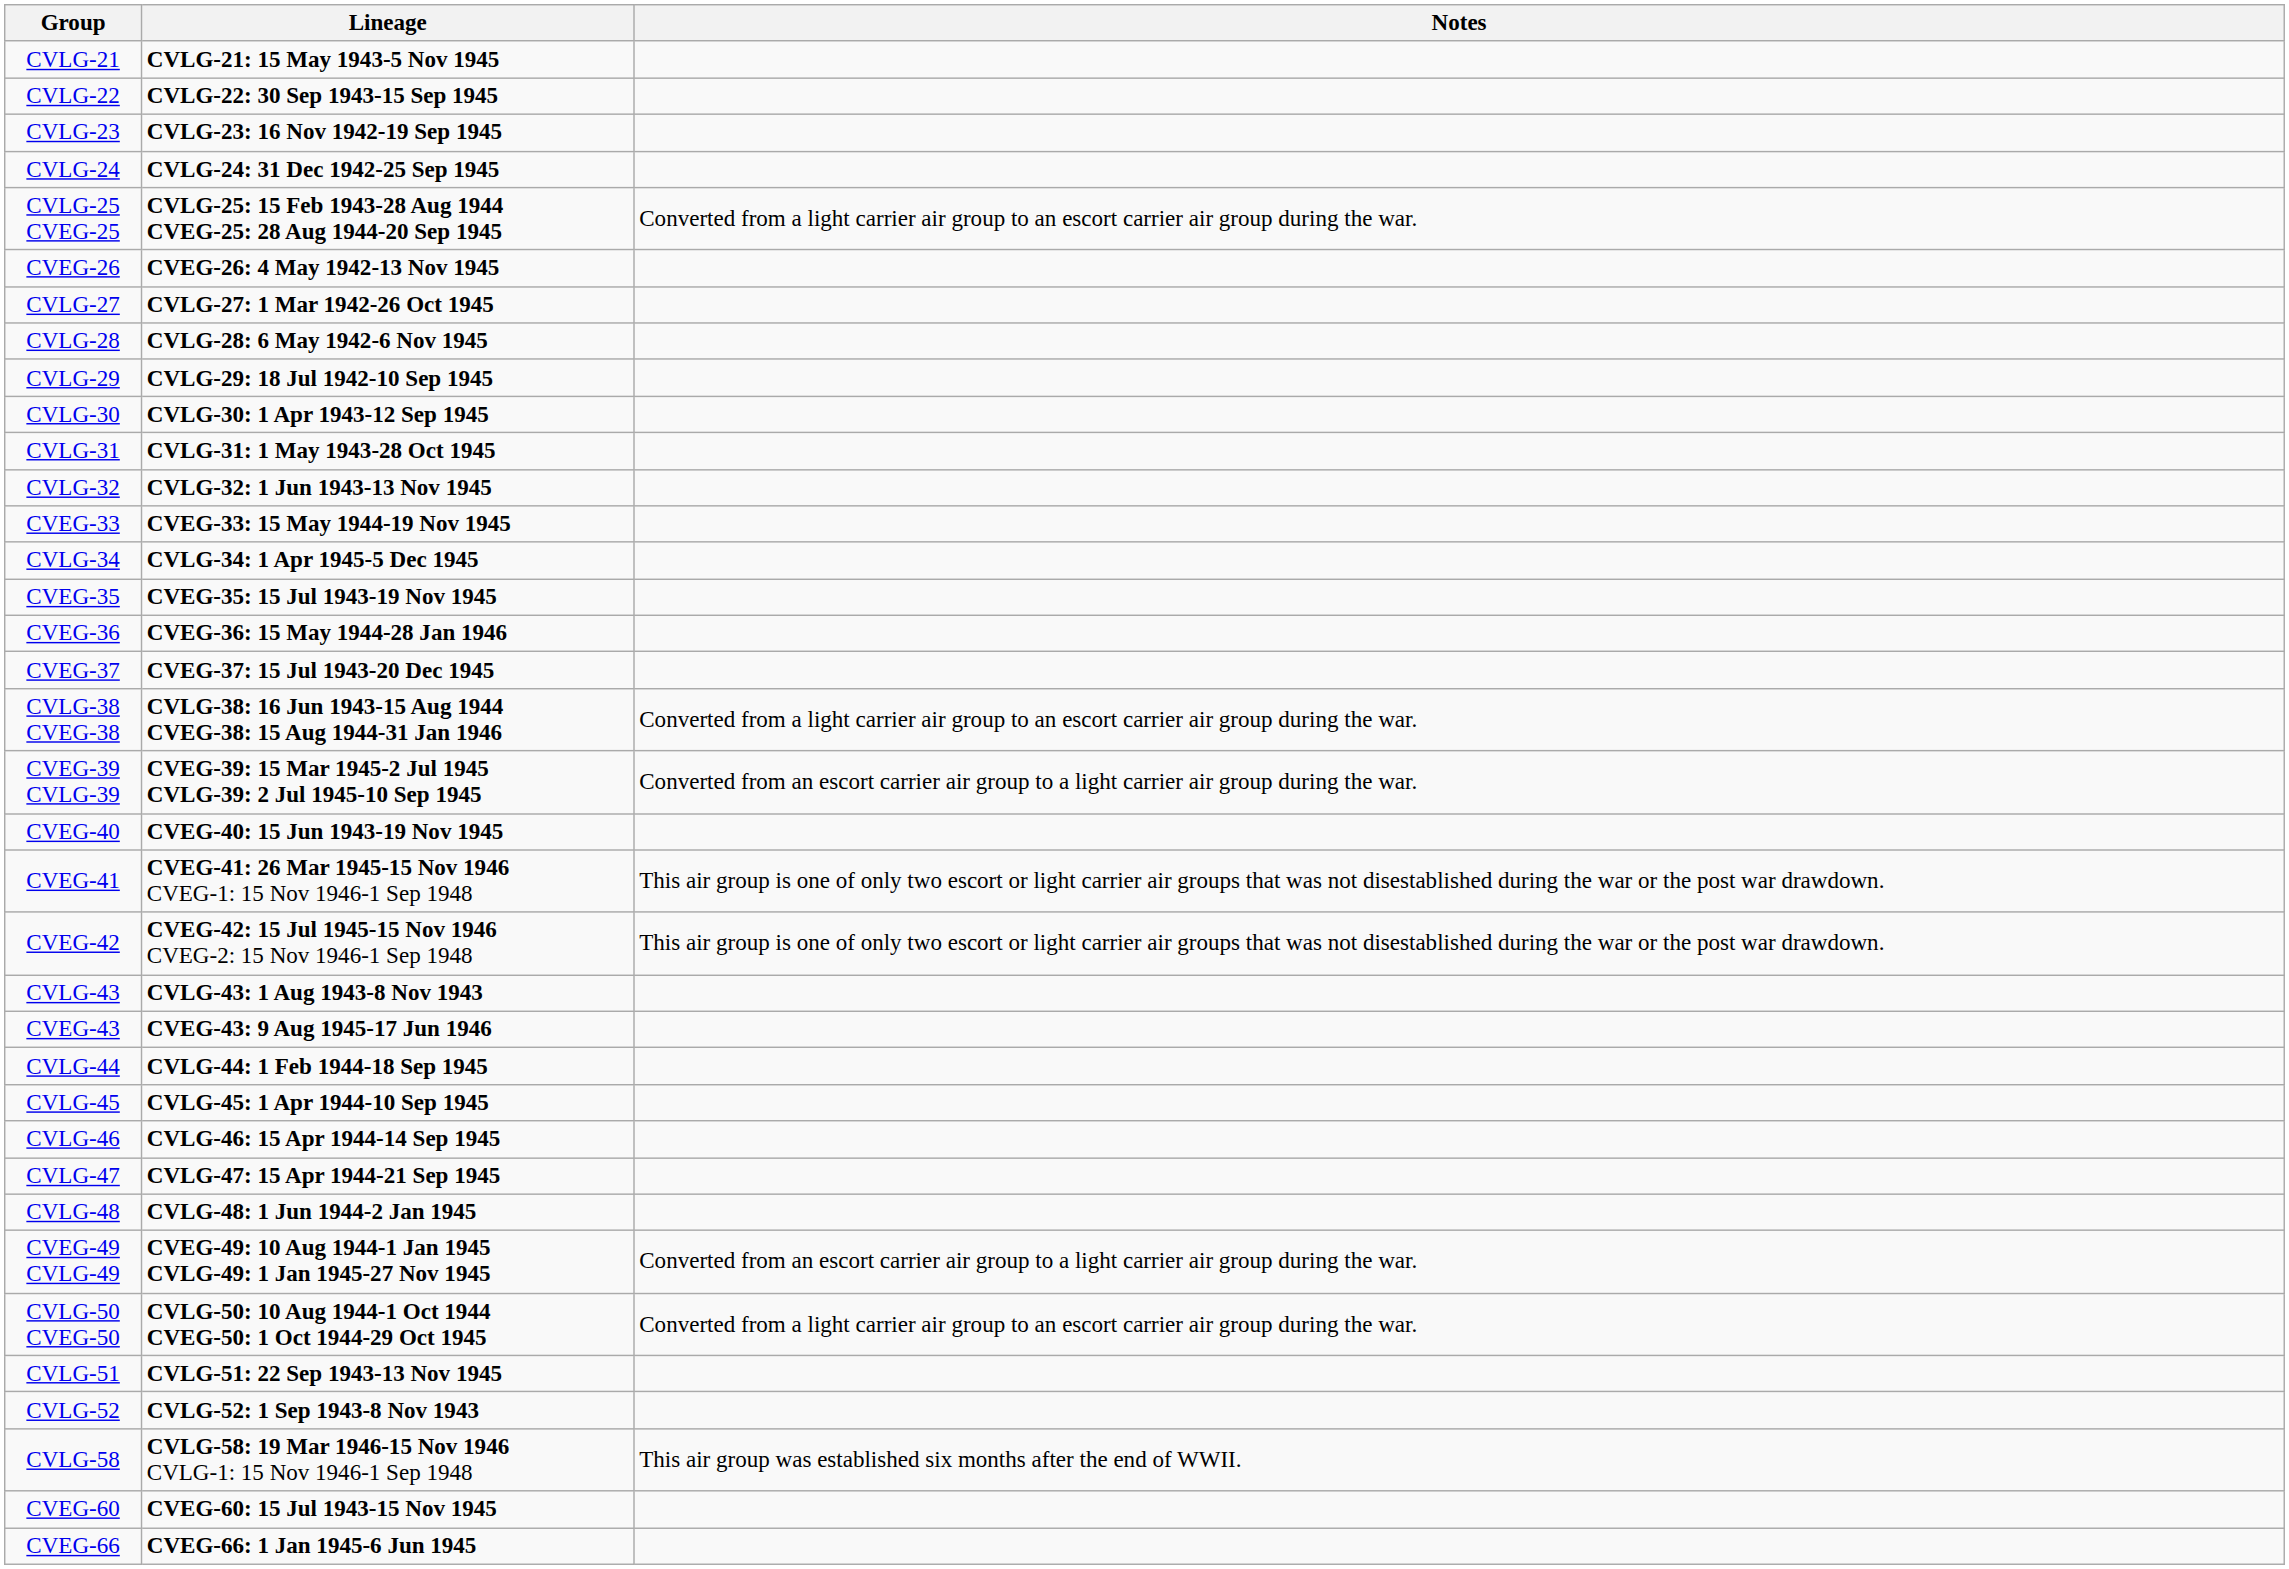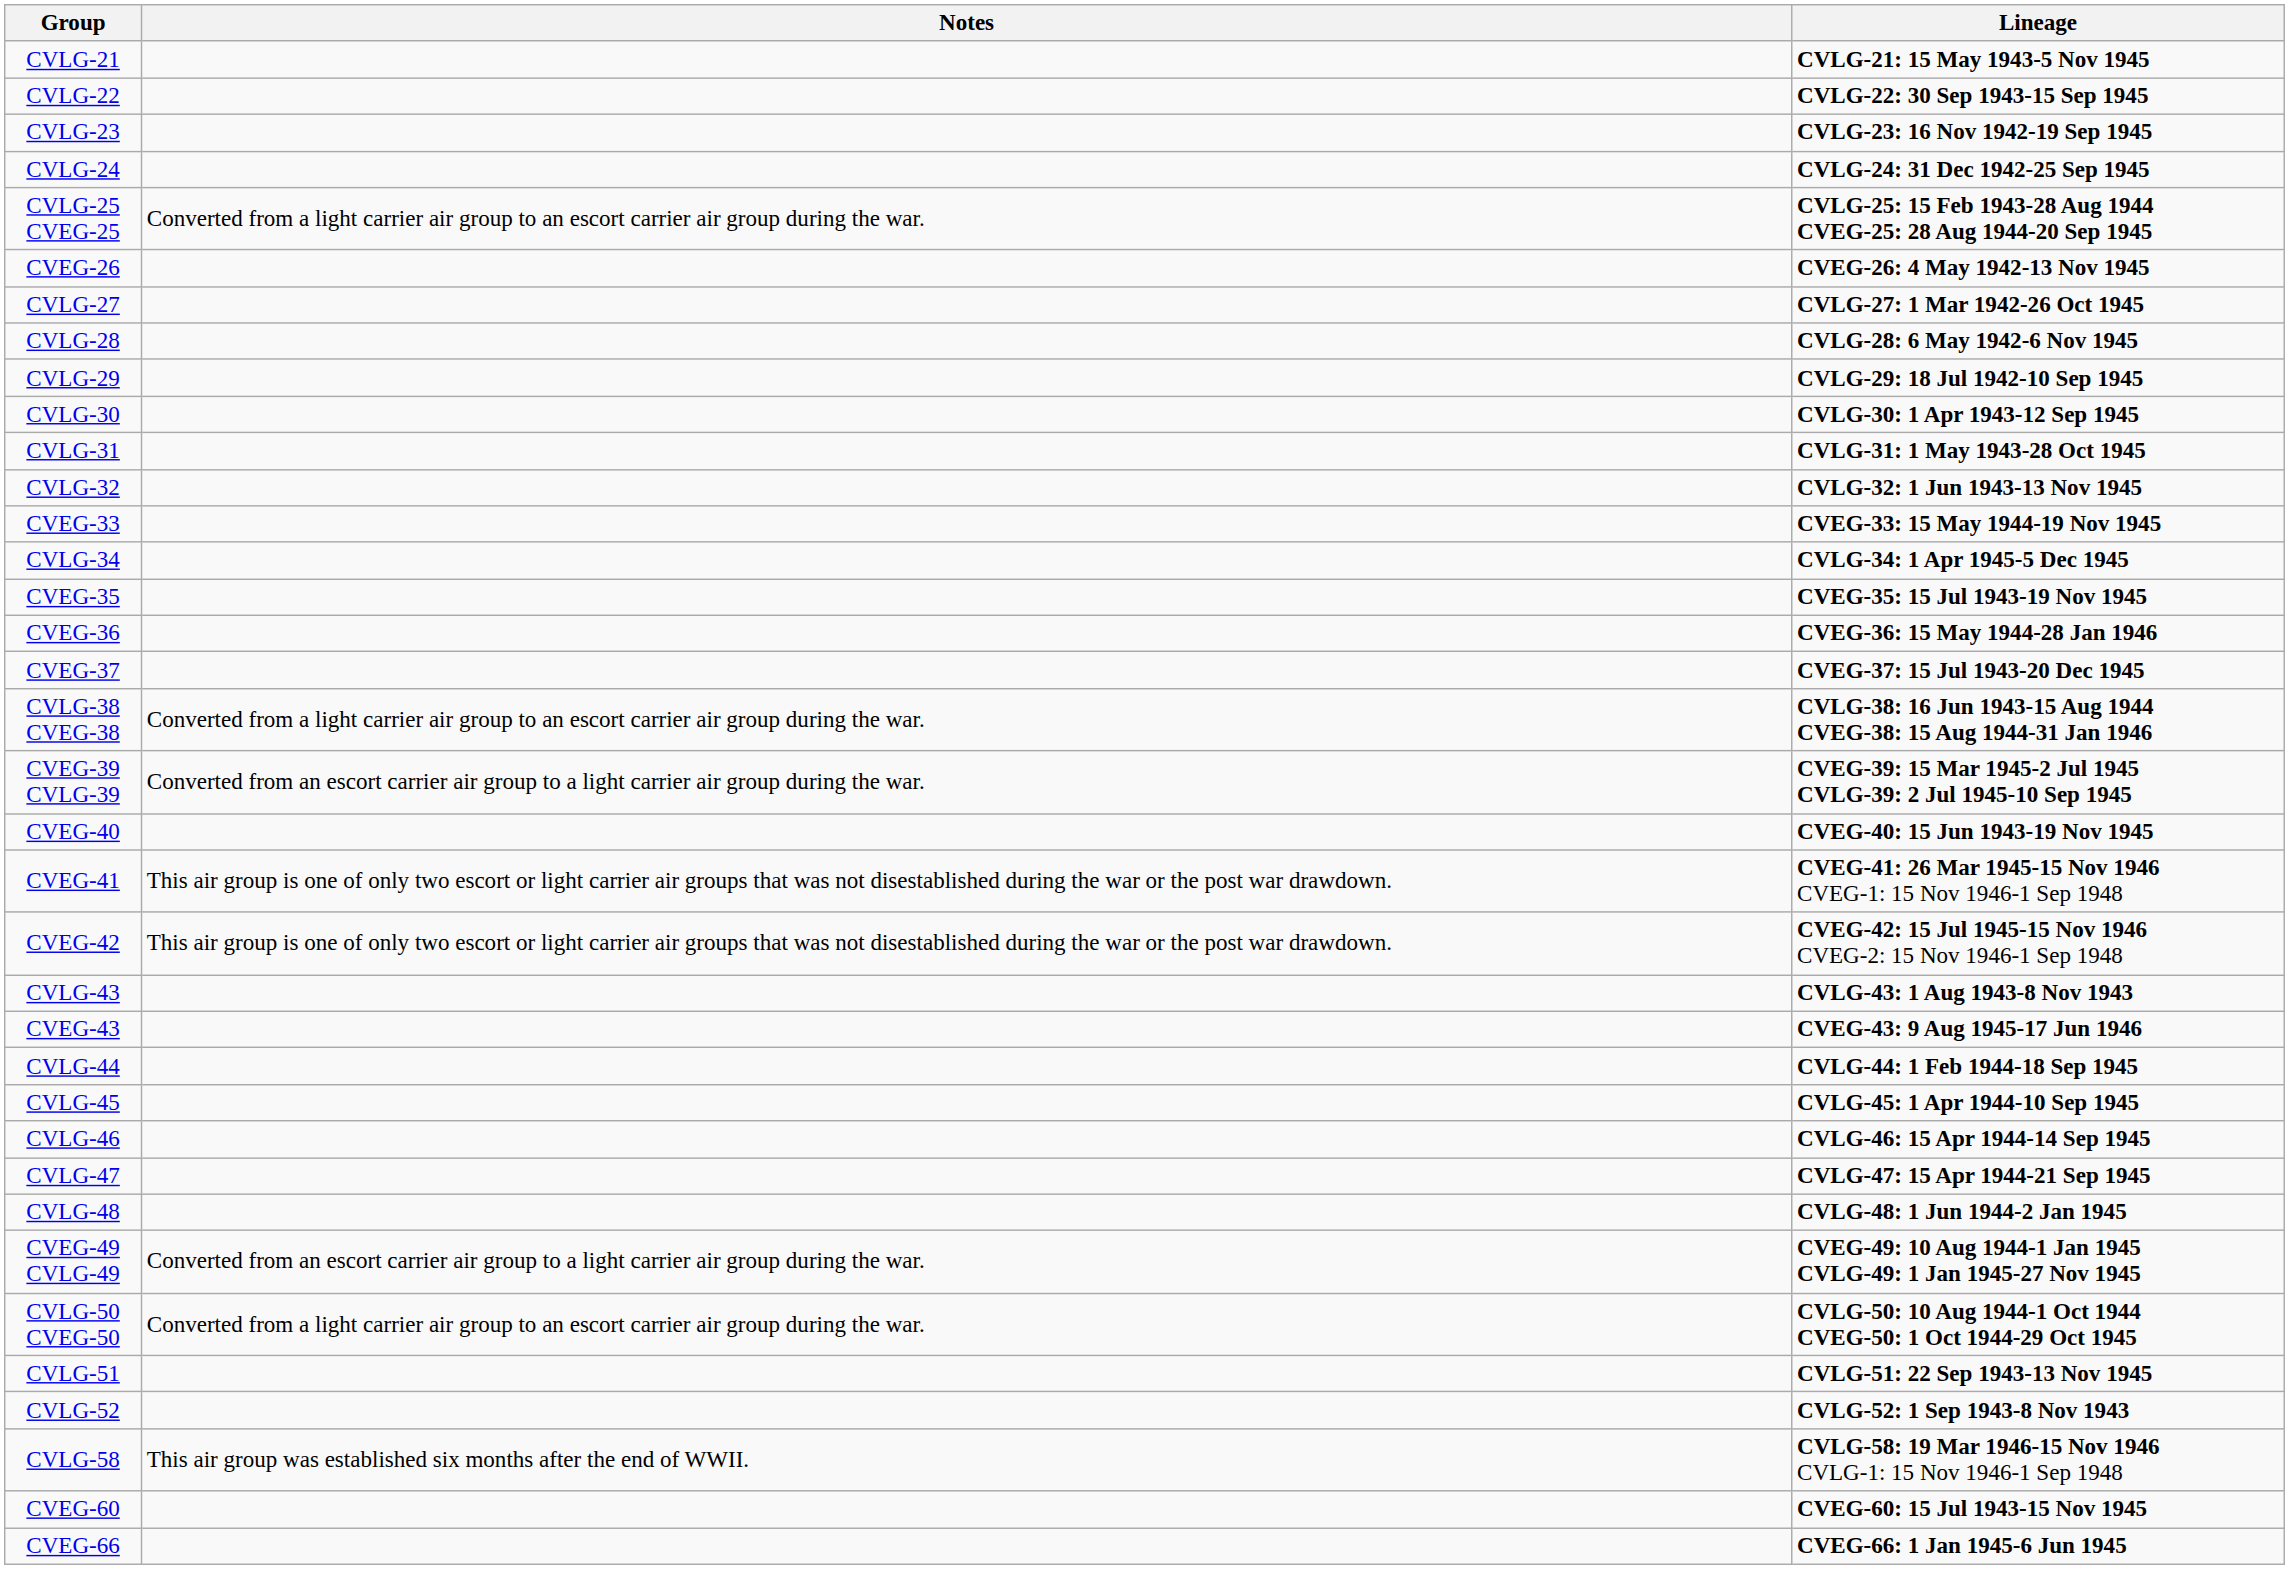columns swapped: (388, 22) <-> (1459, 22)
